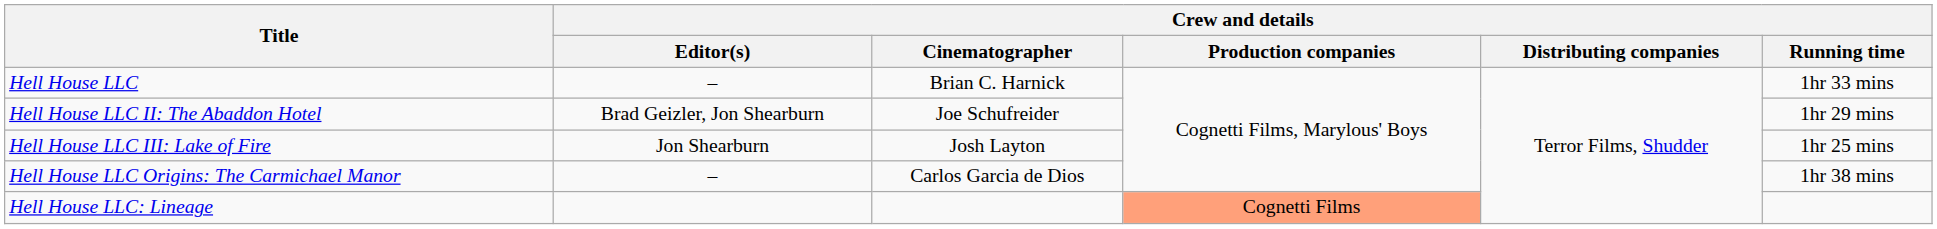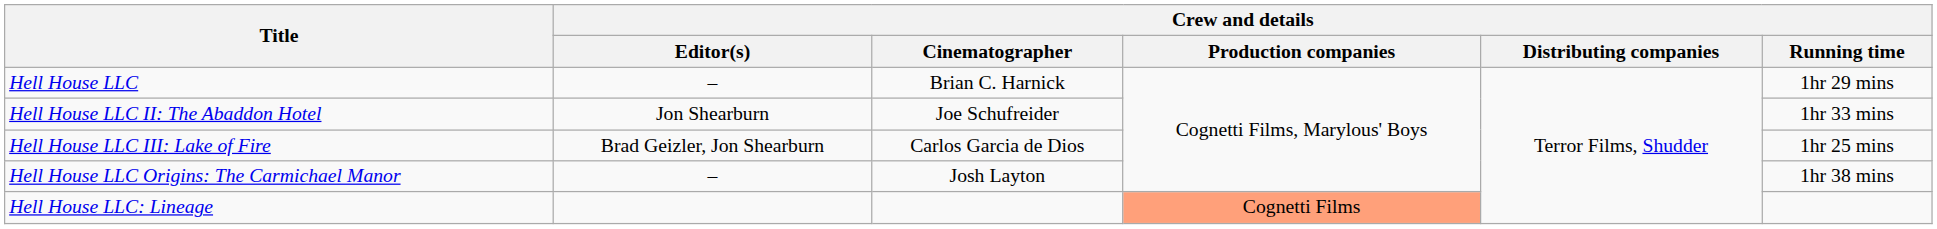(1847, 82) 1hr 33 mins -> (1847, 82) 1hr 29 mins
(712, 113) Brad Geizler, Jon Shearburn -> (712, 113) Jon Shearburn
(1847, 113) 1hr 29 mins -> (1847, 113) 1hr 33 mins
(712, 144) Jon Shearburn -> (712, 144) Brad Geizler, Jon Shearburn
(997, 144) Josh Layton -> (997, 144) Carlos Garcia de Dios
(997, 176) Carlos Garcia de Dios -> (997, 176) Josh Layton
